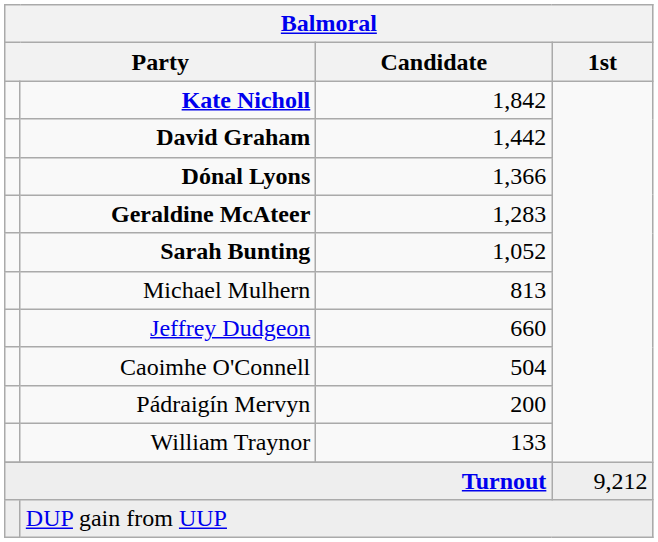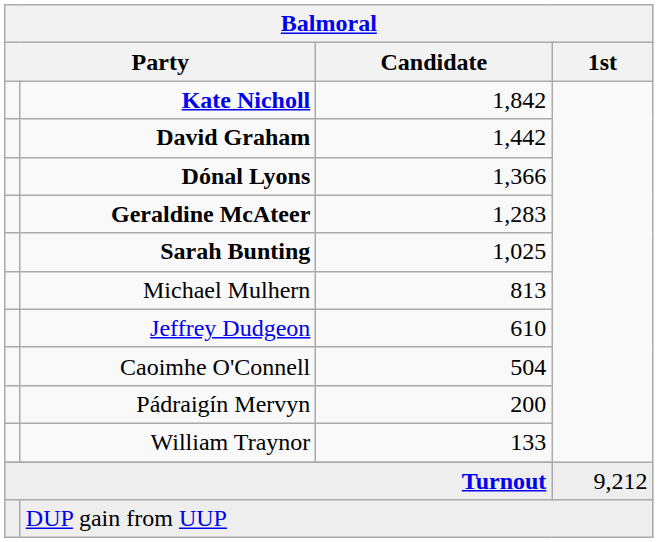(519, 251) 1,052 -> (519, 251) 1,025
(528, 328) 660 -> (528, 328) 610
